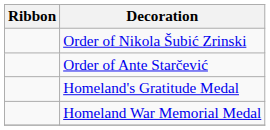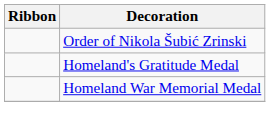- row: (136, 64)
